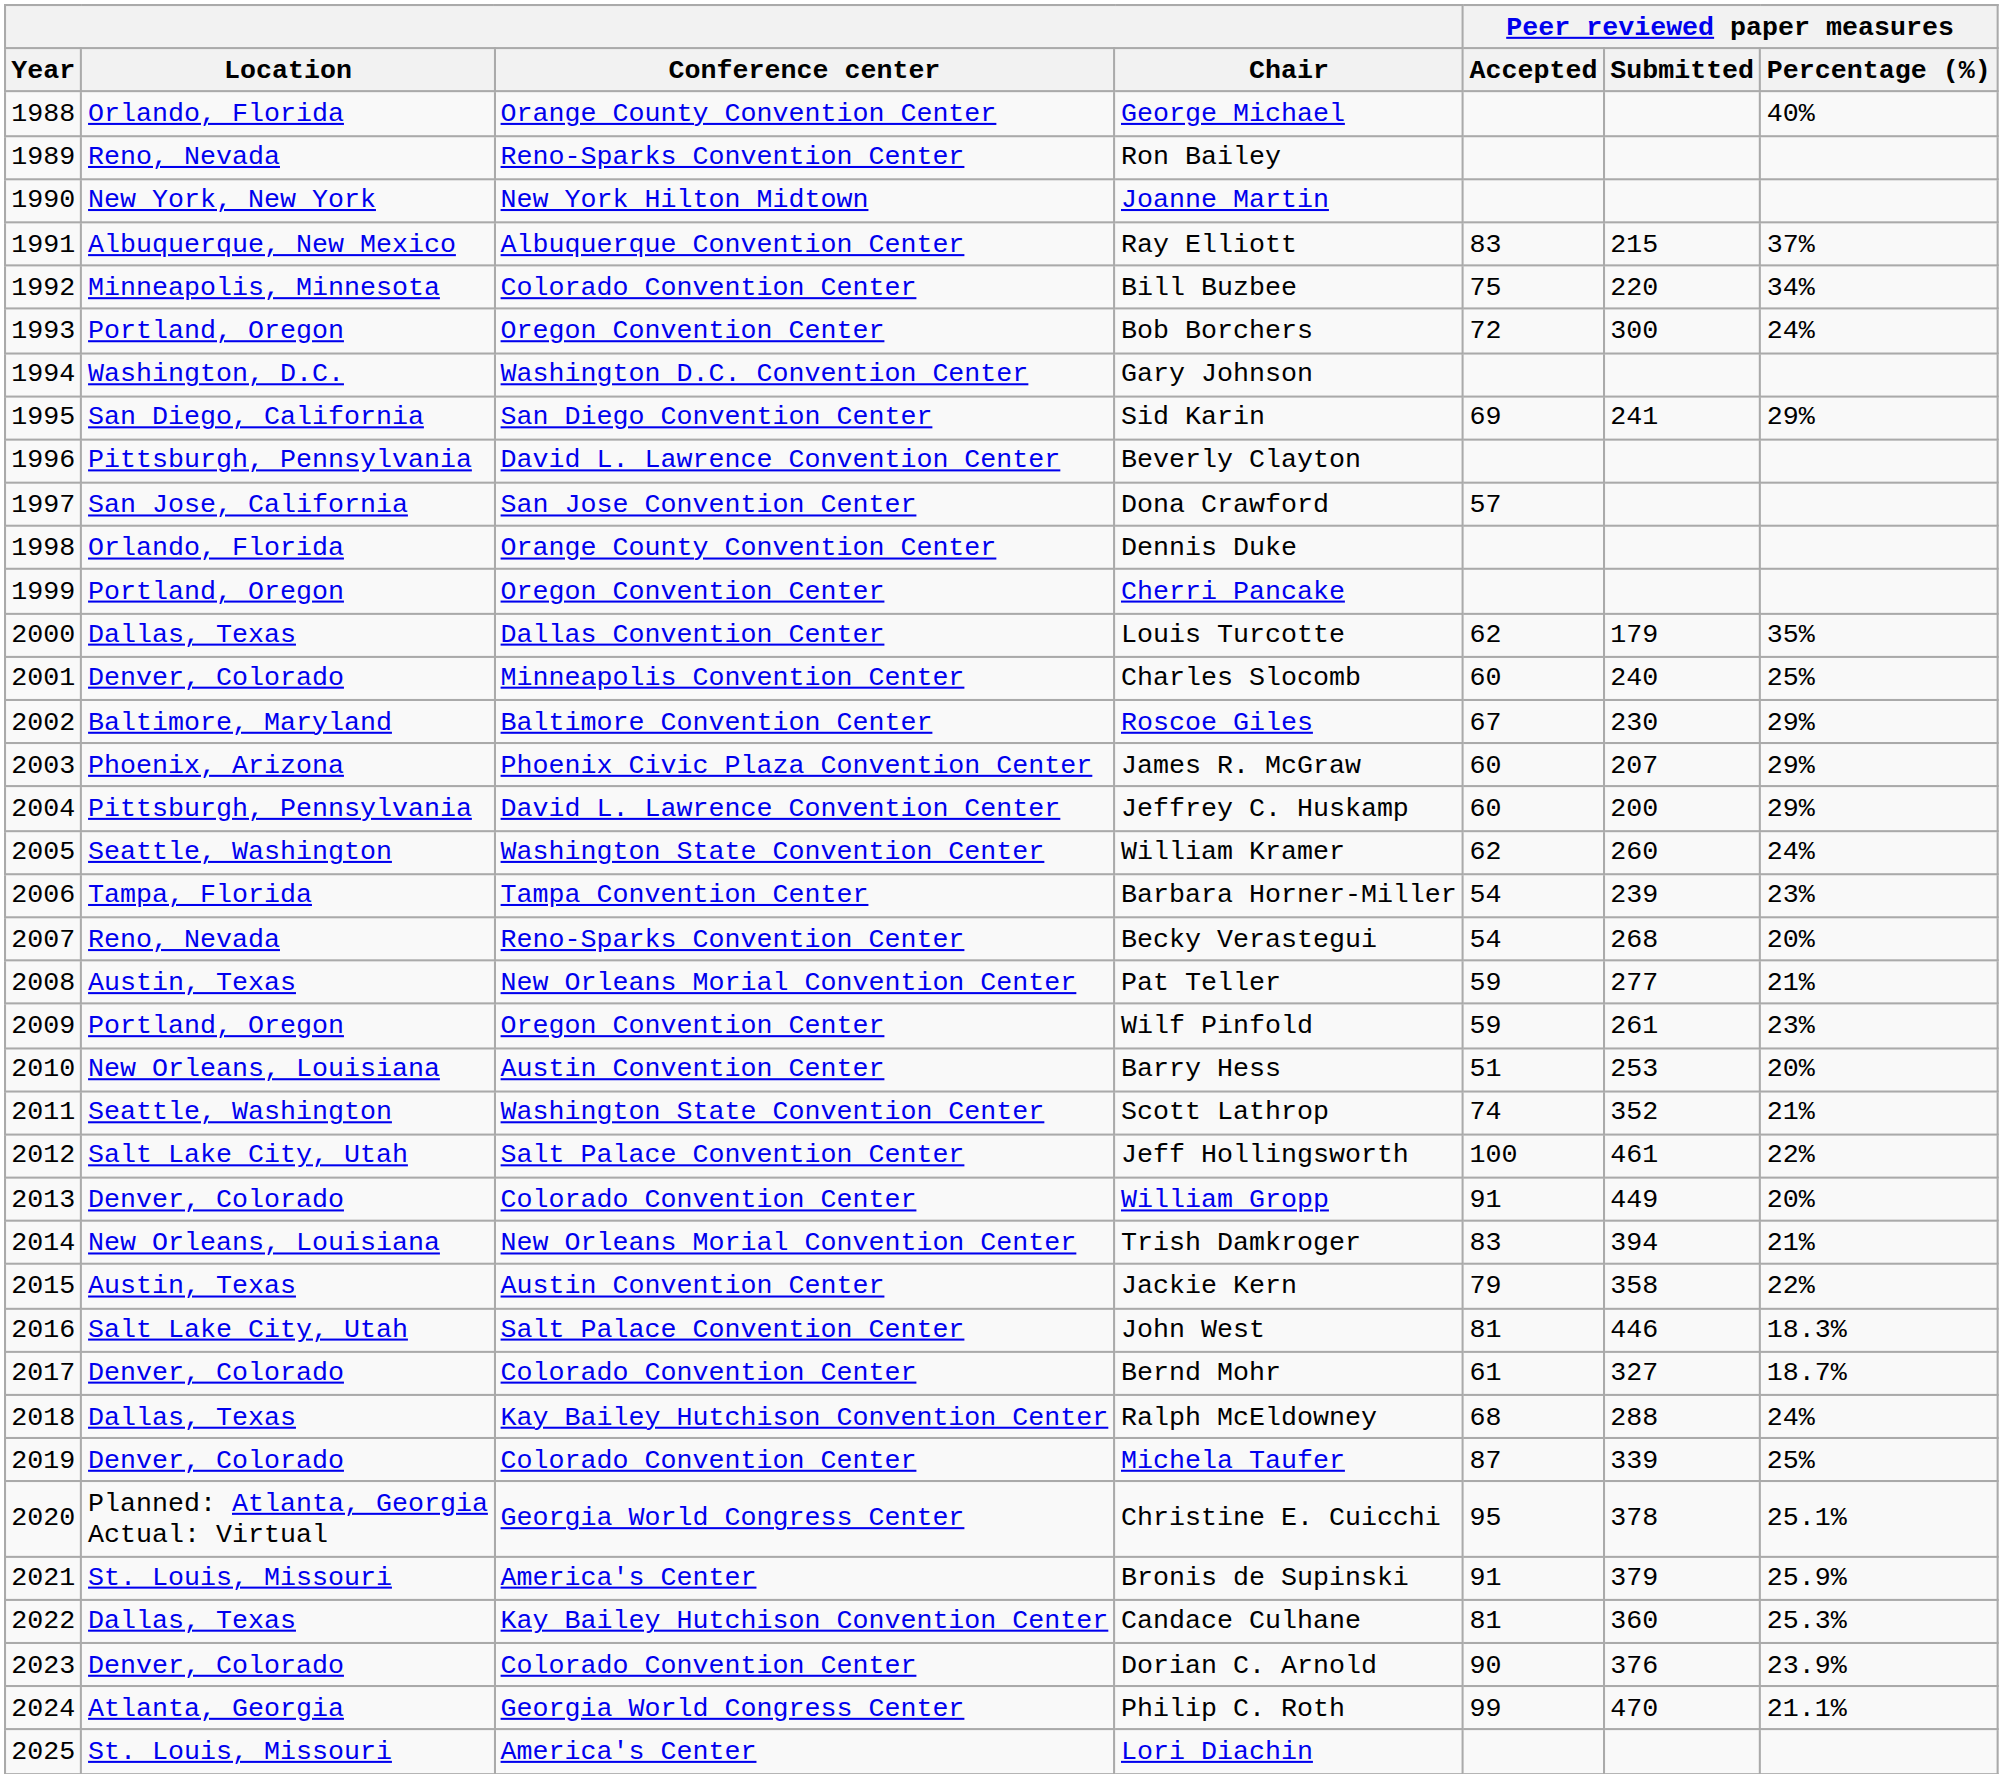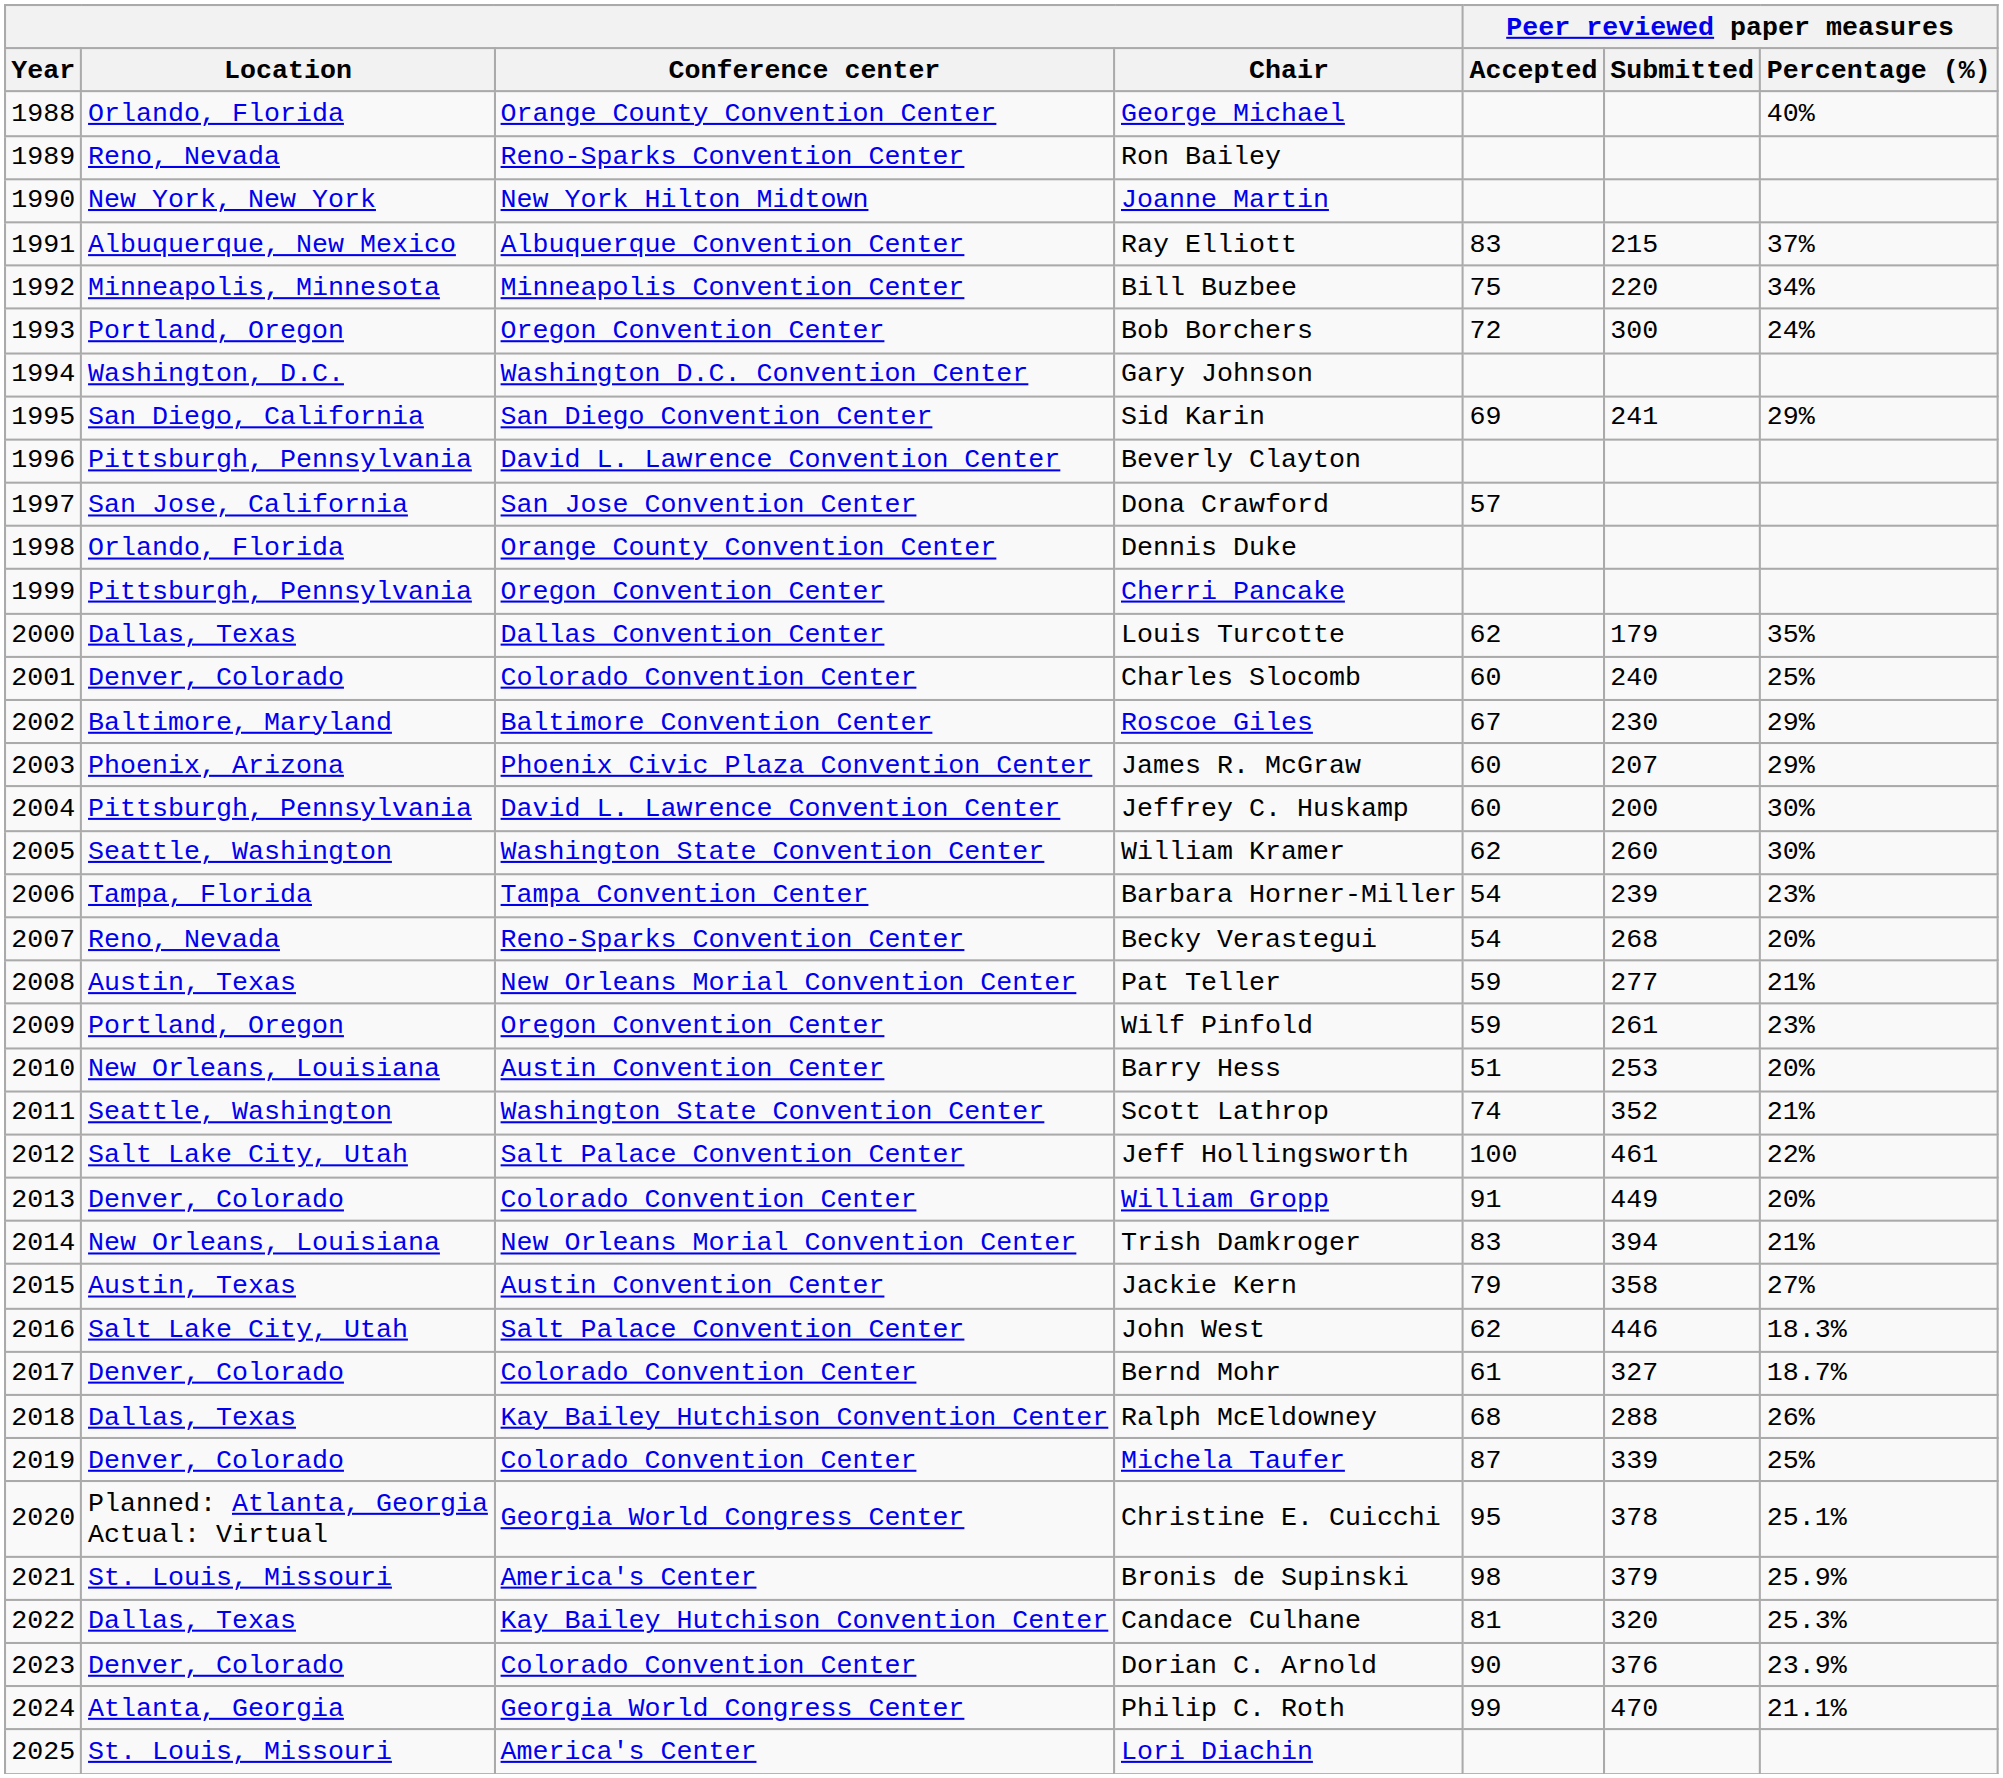(708, 287) Colorado Convention Center -> (732, 287) Minneapolis Convention Center
(216, 591) Portland, Oregon -> (280, 591) Pittsburgh, Pennsylvania
(732, 678) Minneapolis Convention Center -> (708, 678) Colorado Convention Center
(1791, 809) 29% -> (1791, 809) 30%
(1791, 852) 24% -> (1791, 852) 30%
(1791, 1286) 22% -> (1791, 1286) 27%
(1486, 1330) 81 -> (1486, 1330) 62
(1791, 1417) 24% -> (1791, 1417) 26%
(1486, 1578) 91 -> (1486, 1578) 98
(1634, 1621) 360 -> (1634, 1621) 320
